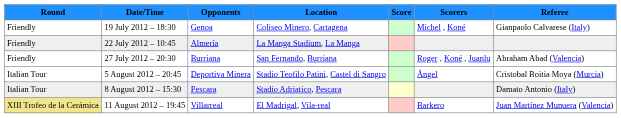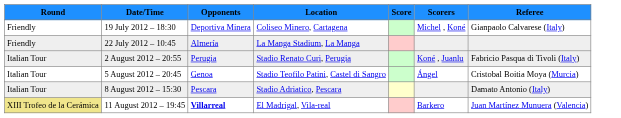(202, 27) Genoa -> (221, 27) Deportiva Minera
- row: (140, 58)
+ row: (143, 58)
(221, 74) Deportiva Minera -> (202, 74) Genoa
(207, 105) normal -> (208, 105) bold
